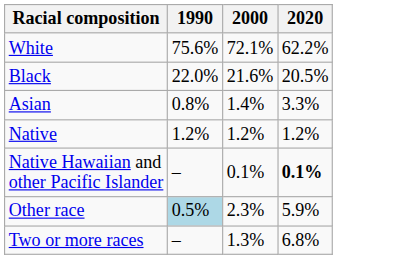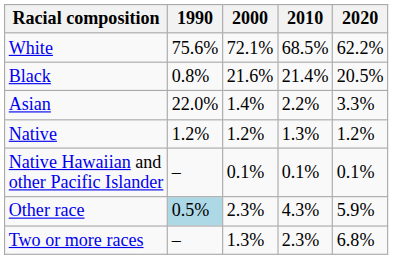+ column: (305, 18)
(195, 76) 22.0% -> (191, 76) 0.8%
(191, 104) 0.8% -> (195, 104) 22.0%
(302, 172) bold -> (356, 172) normal
